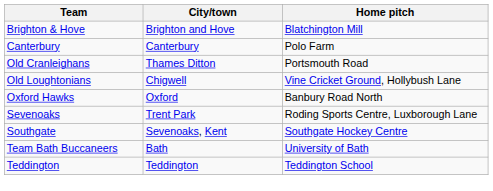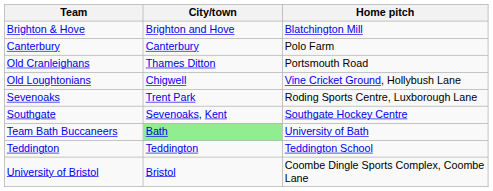- row: (40, 98)
(157, 149) no background -> (157, 132) lightgreen background
+ row: (53, 172)
